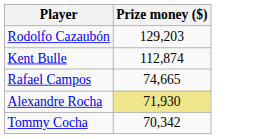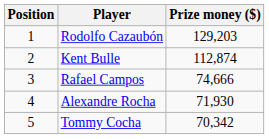+ column: (31, 15)
(162, 79) 74,665 -> (215, 79) 74,666
(162, 101) khaki background -> (215, 101) no background
